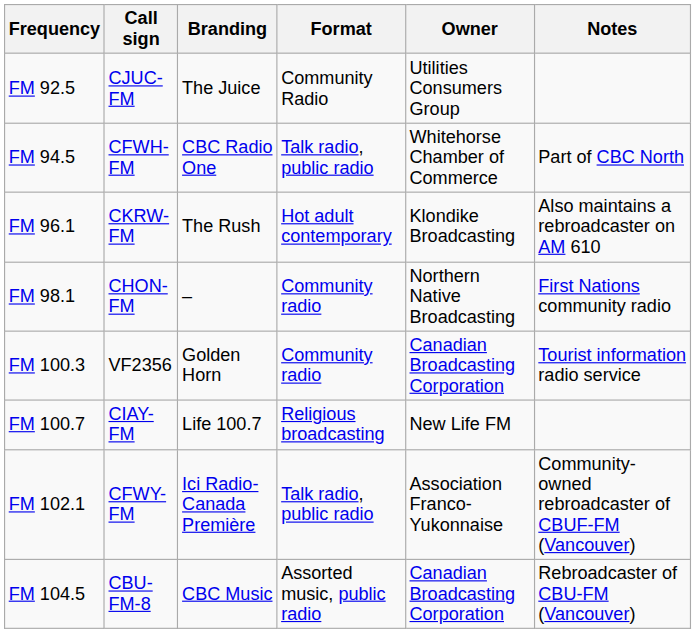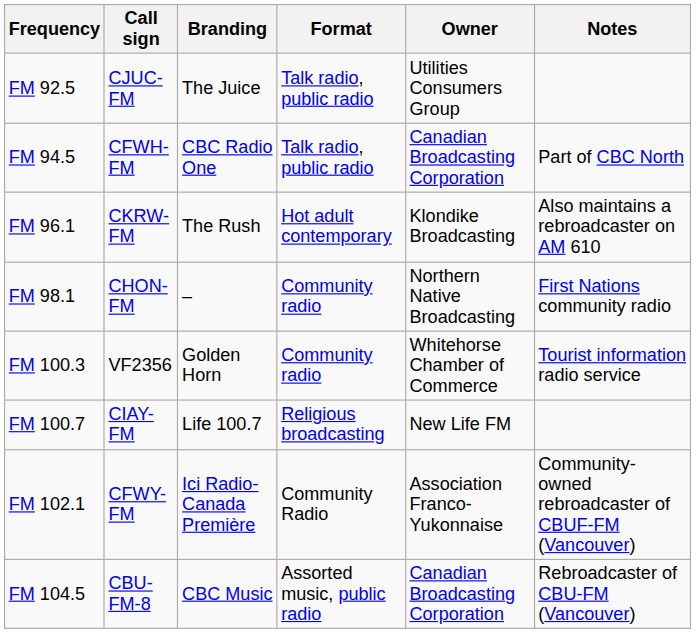(327, 88) Community Radio -> (327, 88) Talk radio, public radio
(457, 157) Whitehorse Chamber of Commerce -> (462, 157) Canadian Broadcasting Corporation
(462, 365) Canadian Broadcasting Corporation -> (457, 365) Whitehorse Chamber of Commerce
(327, 504) Talk radio, public radio -> (327, 504) Community Radio
